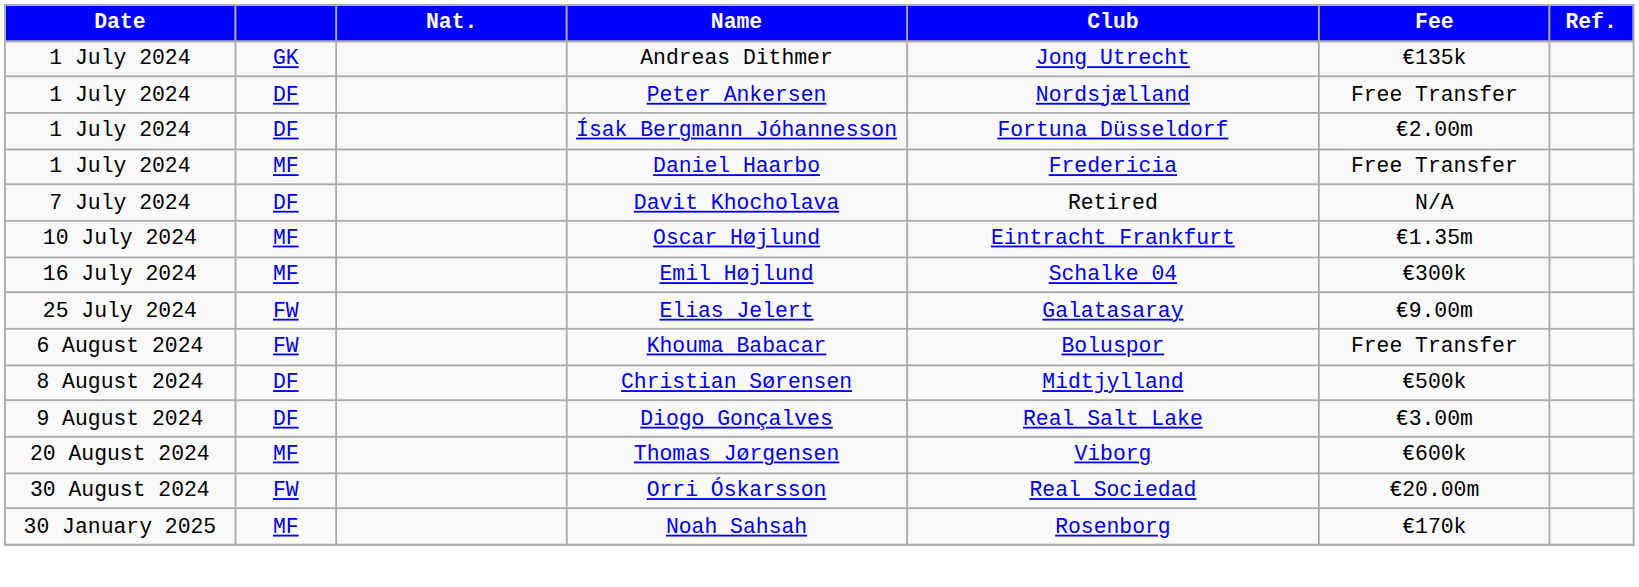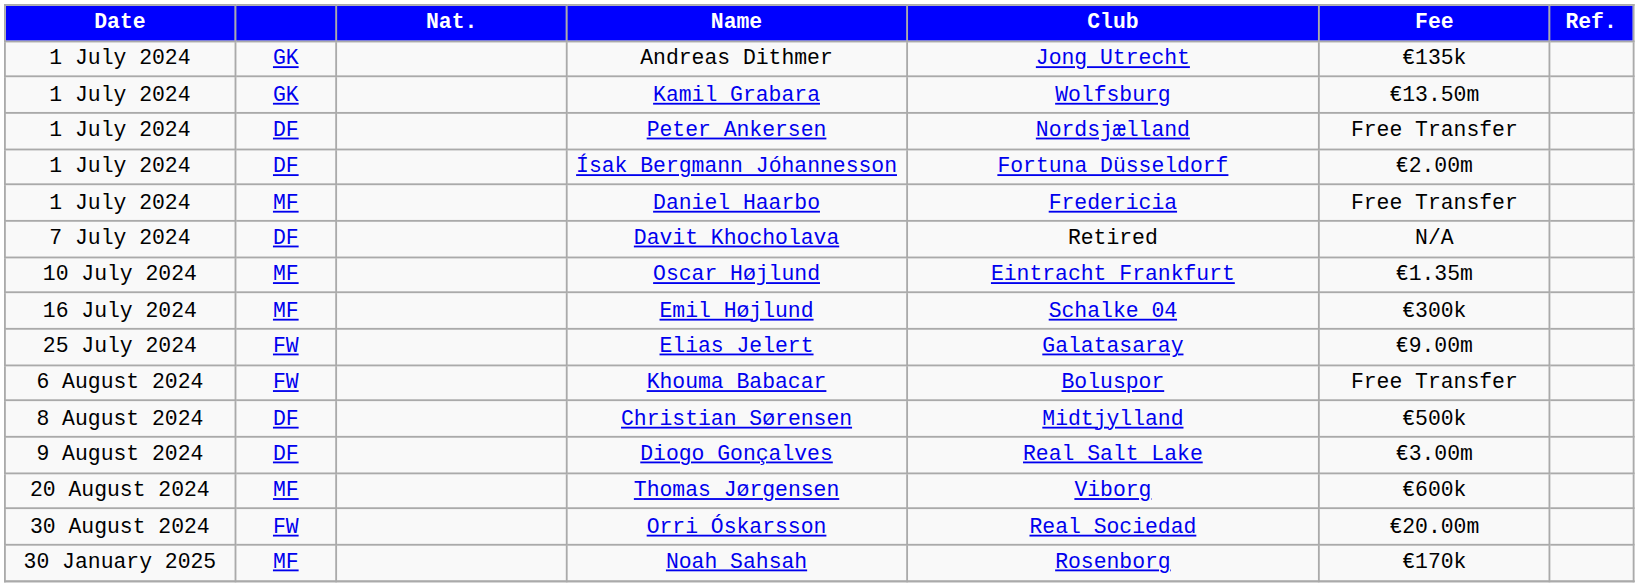+ row: (737, 95)
